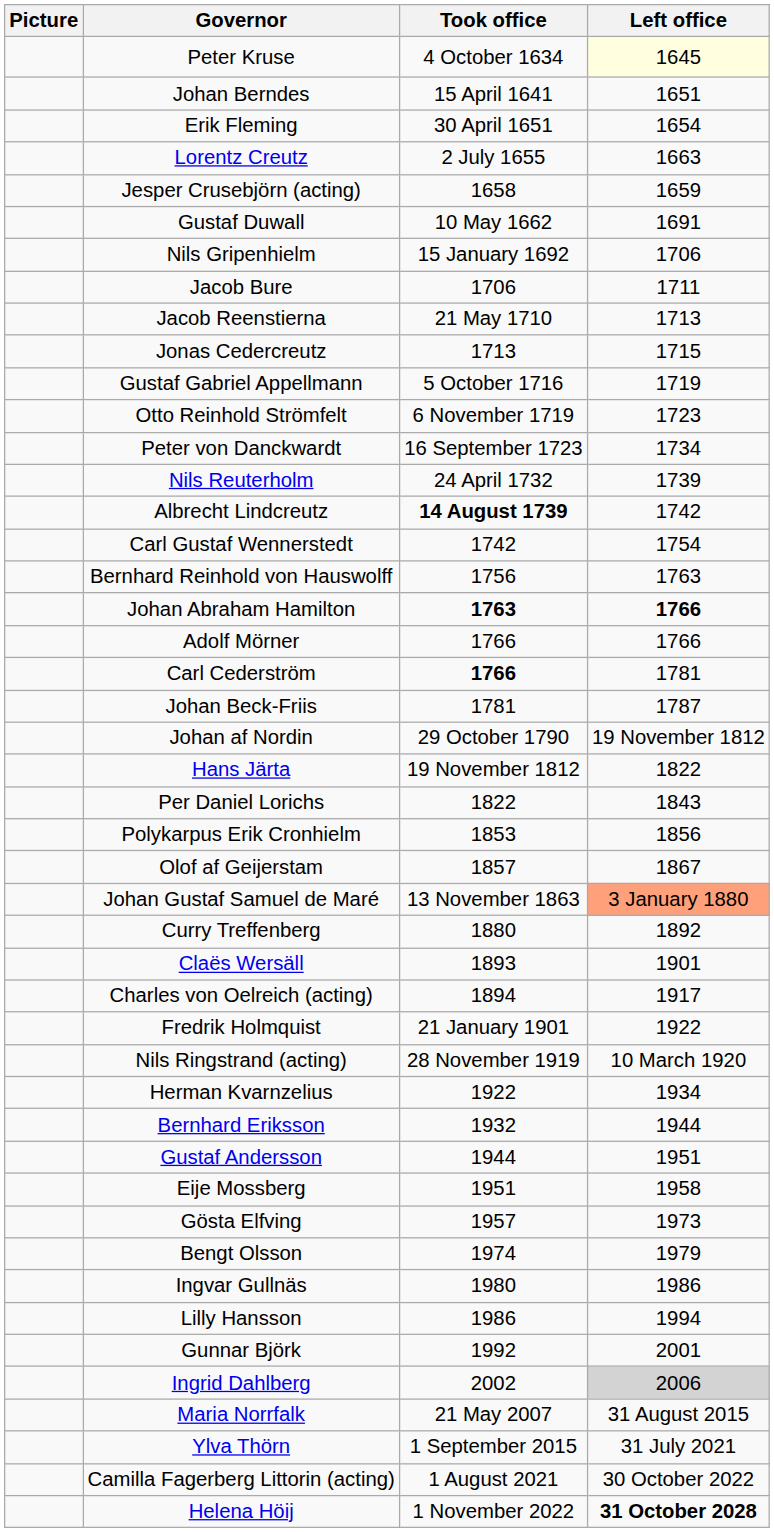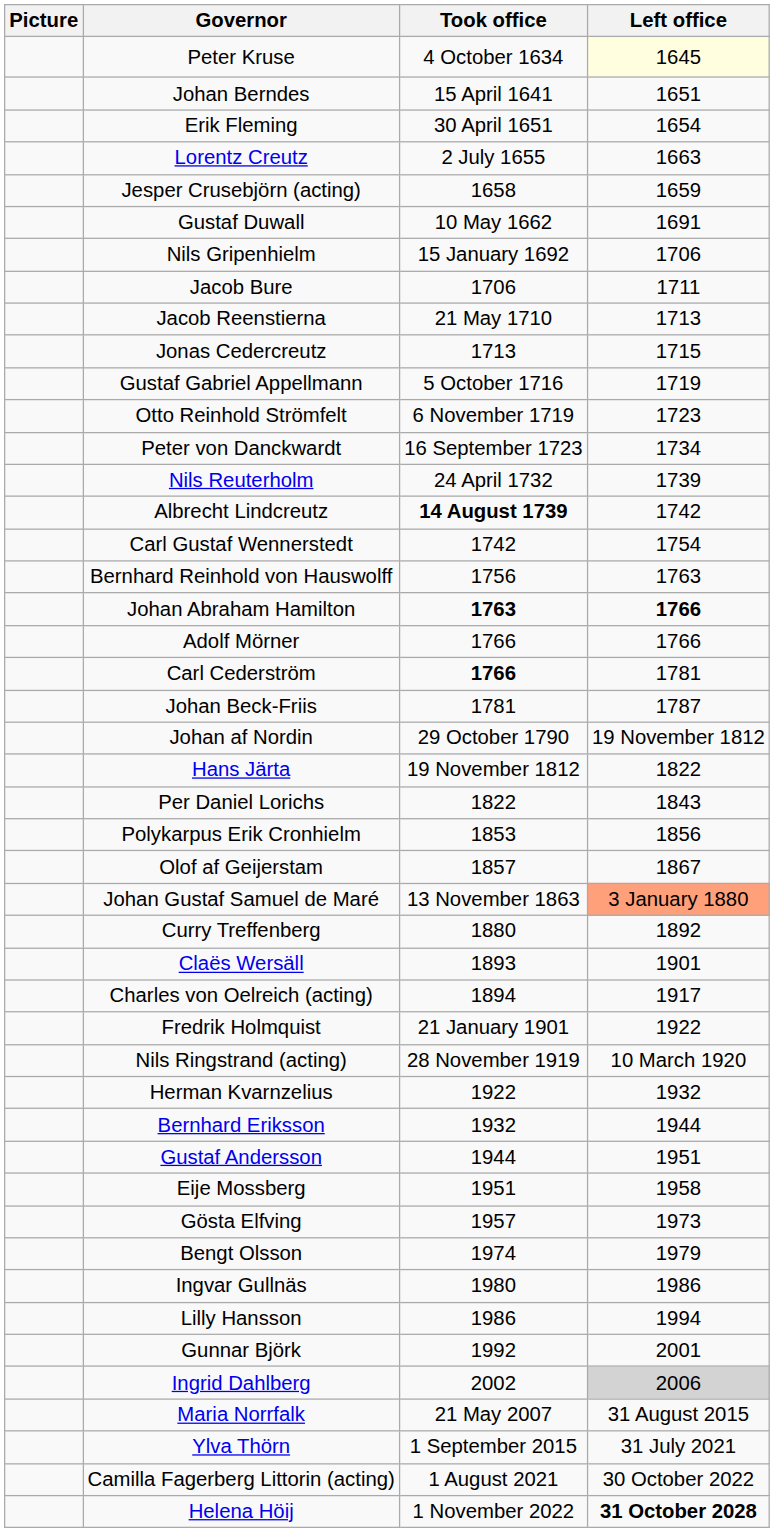(678, 1092) 1934 -> (678, 1092) 1932
